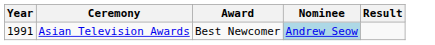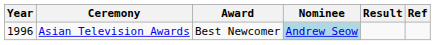+ column: (418, 13)
(20, 31) 1991 -> (20, 31) 1996
